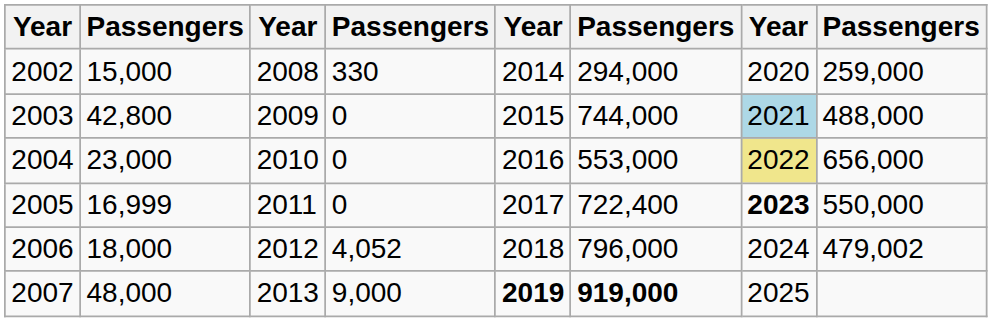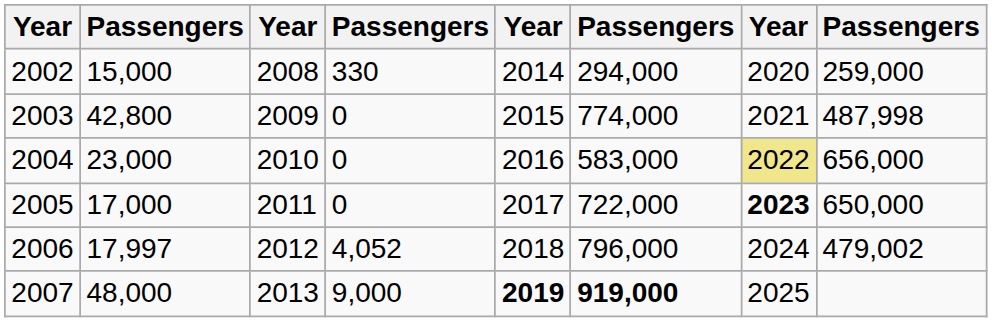(628, 115) 744,000 -> (628, 115) 774,000
(778, 115) lightblue background -> (778, 115) no background
(873, 115) 488,000 -> (873, 115) 487,998
(628, 159) 553,000 -> (628, 159) 583,000
(129, 204) 16,999 -> (129, 204) 17,000
(628, 204) 722,400 -> (628, 204) 722,000
(873, 204) 550,000 -> (873, 204) 650,000
(129, 248) 18,000 -> (129, 248) 17,997
